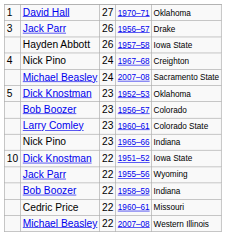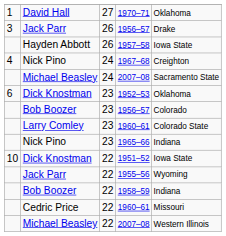(10, 93) 5 -> (10, 93) 6
